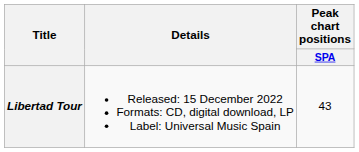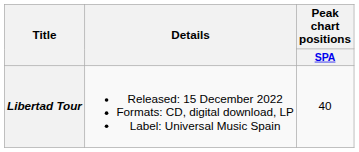(325, 106) 43 -> (325, 106) 40
